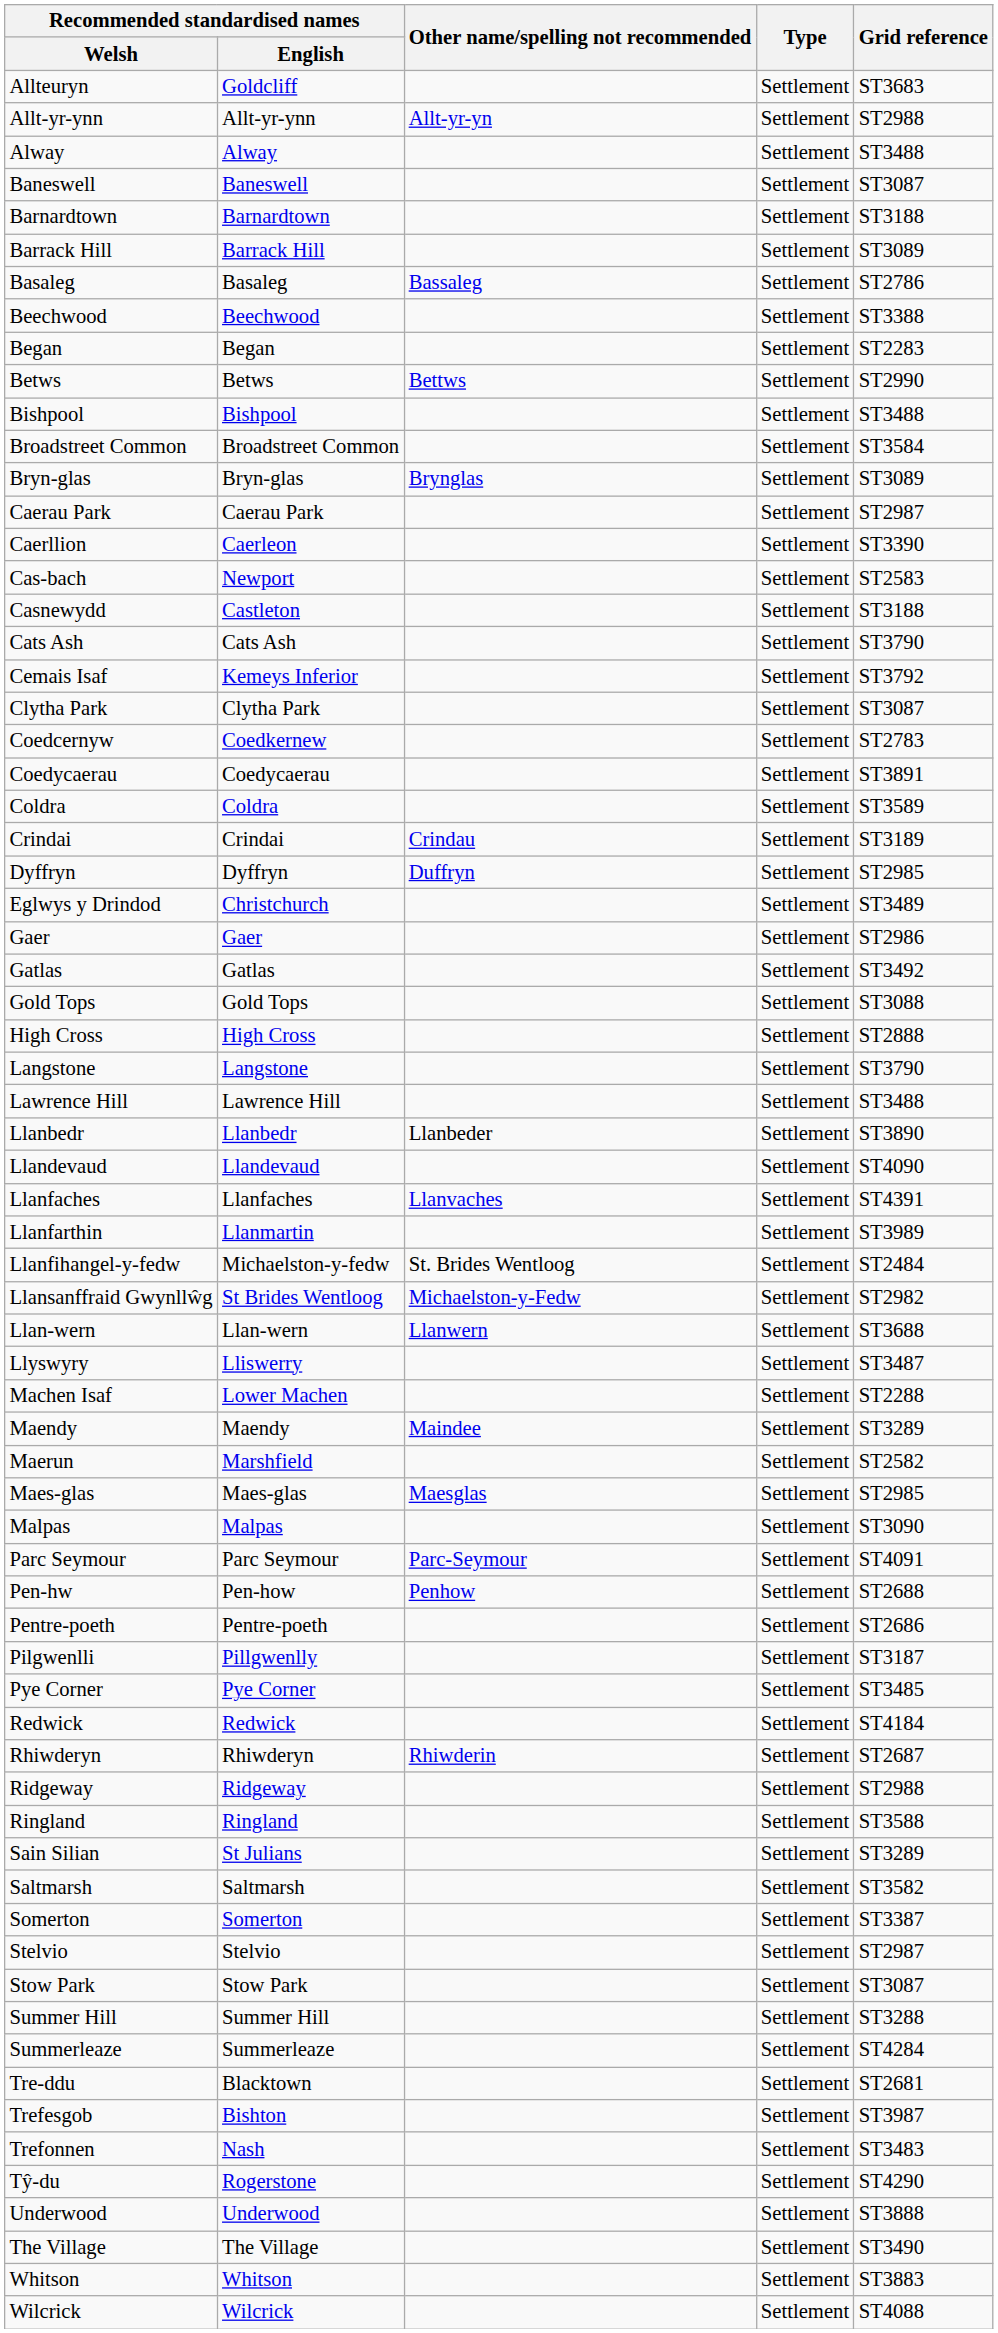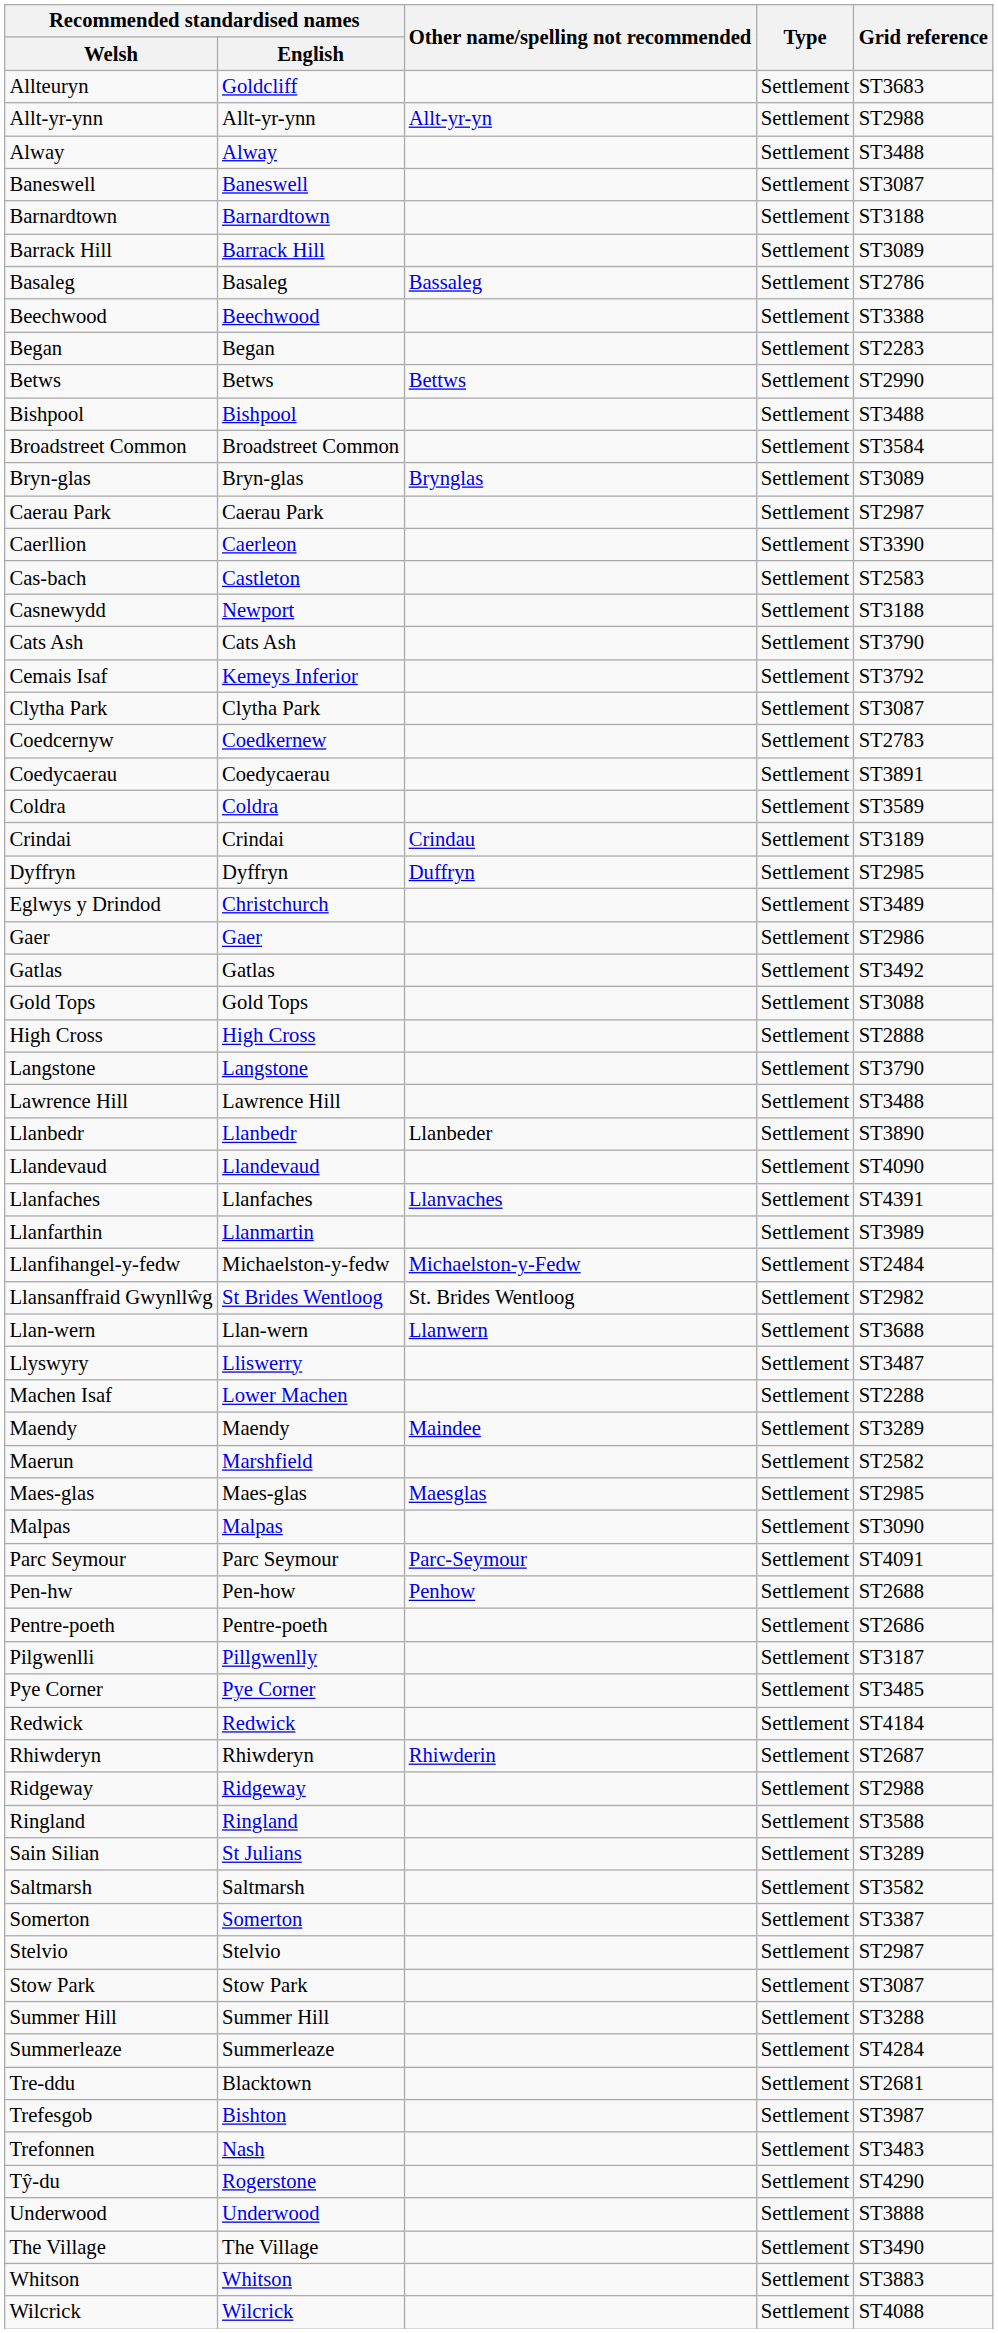(258, 577) Newport -> (261, 577) Castleton
(261, 610) Castleton -> (258, 610) Newport
(492, 1264) St. Brides Wentloog -> (495, 1264) Michaelston-y-Fedw
(495, 1297) Michaelston-y-Fedw -> (492, 1297) St. Brides Wentloog
